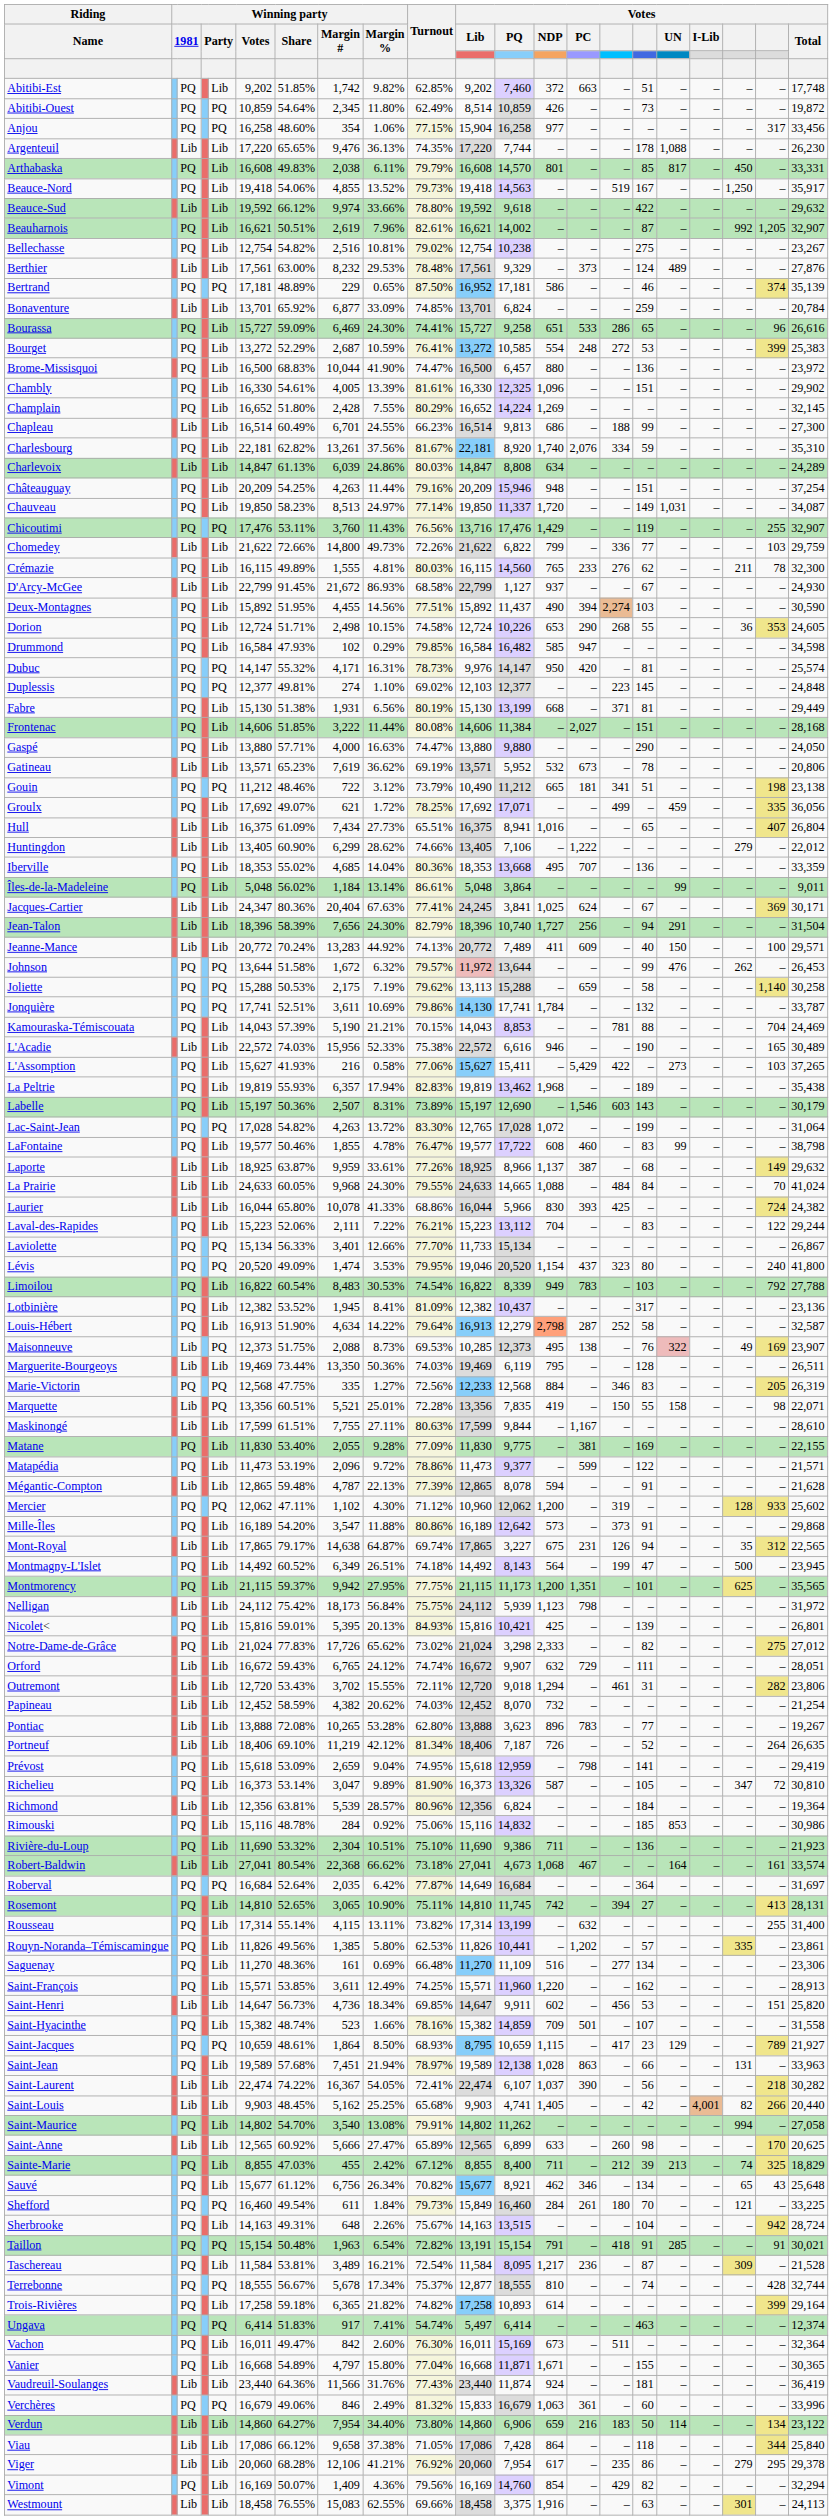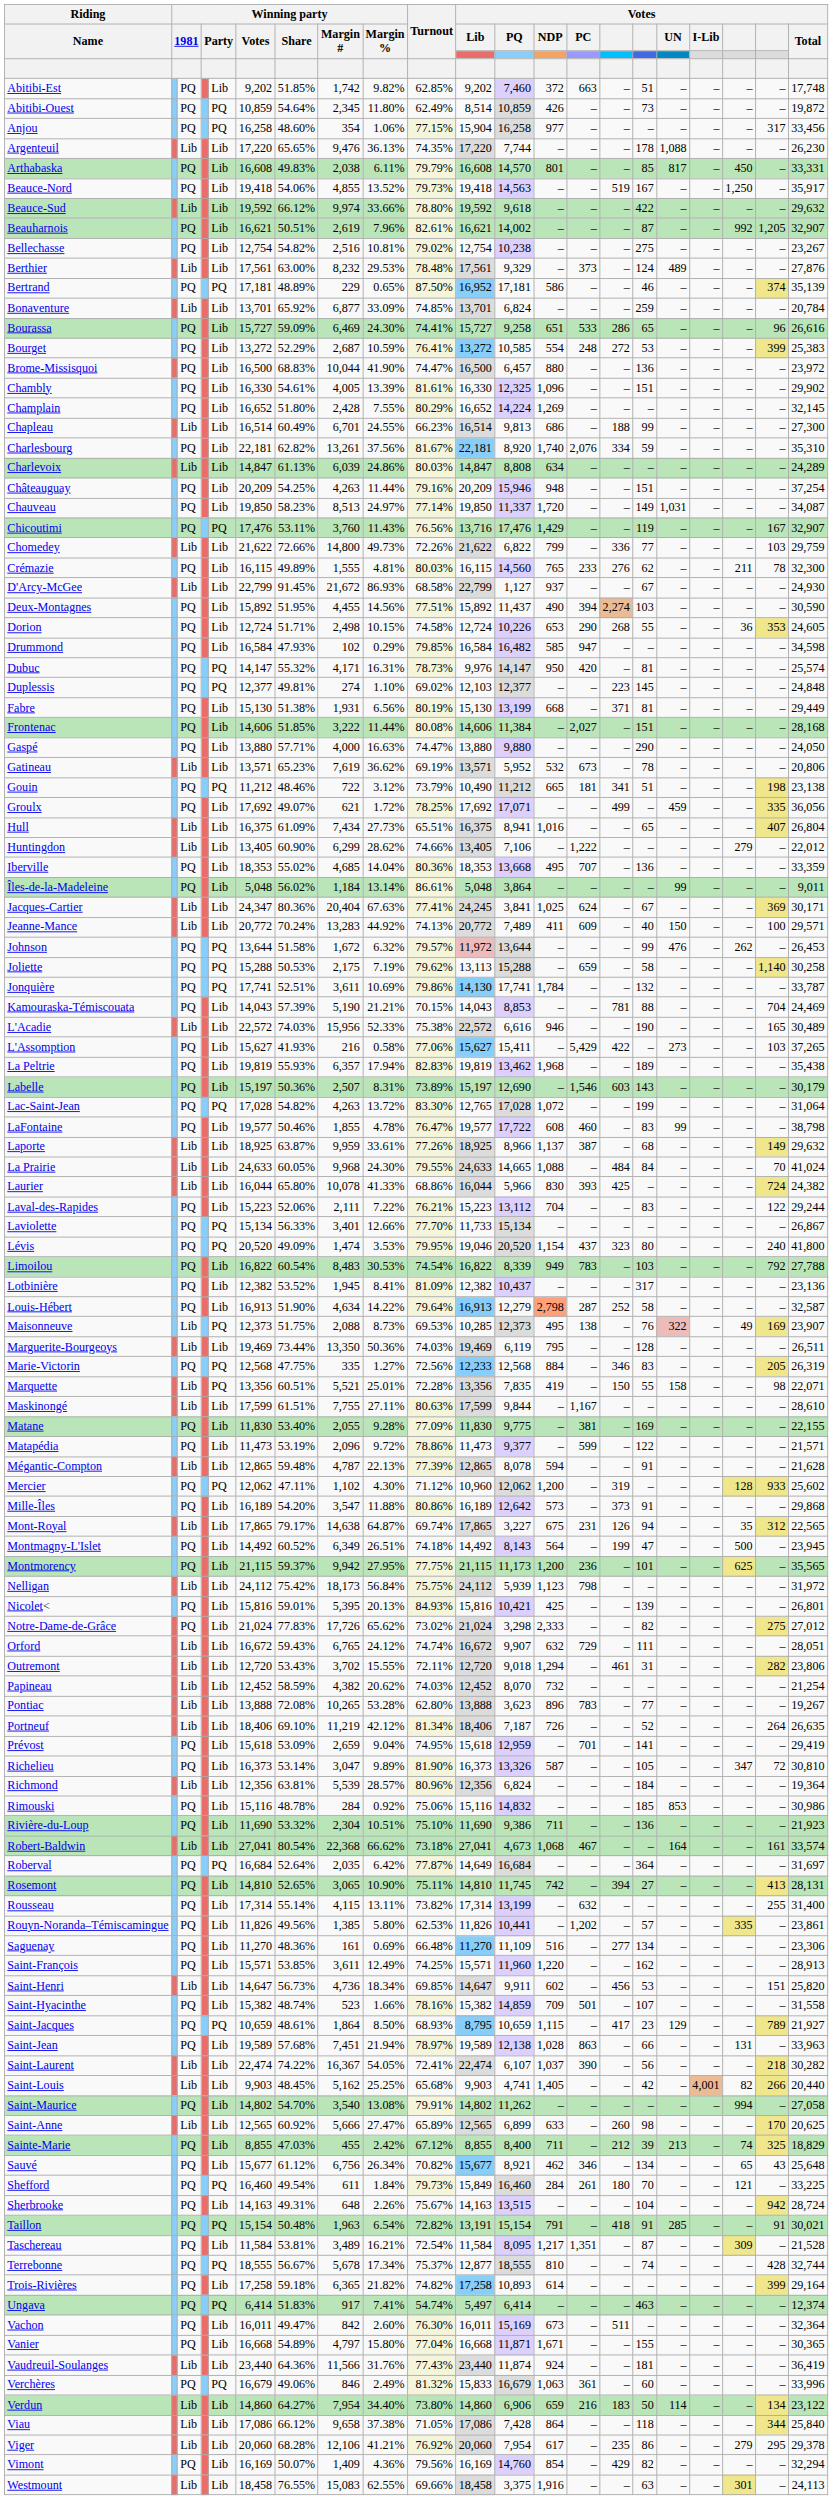(776, 527) 255 -> (776, 527) 167
- row: (34, 926)
(583, 1585) 1,351 -> (588, 1565) 236
(588, 1765) 798 -> (588, 1745) 701
(588, 2264) 236 -> (583, 2244) 1,351
